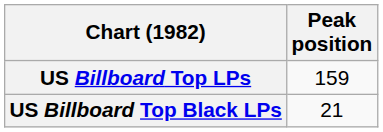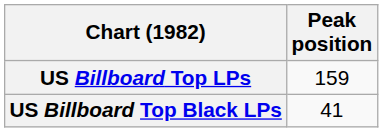(332, 110) 21 -> (332, 110) 41
